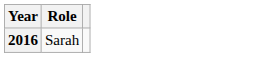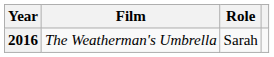+ column: (131, 16)
